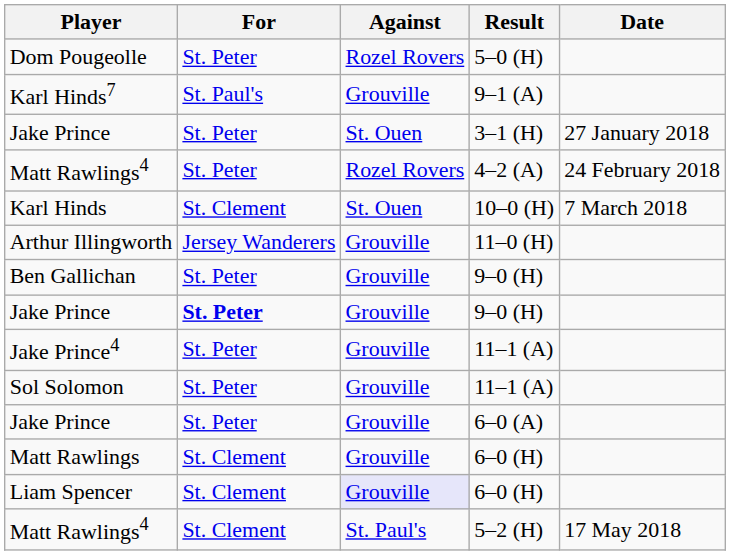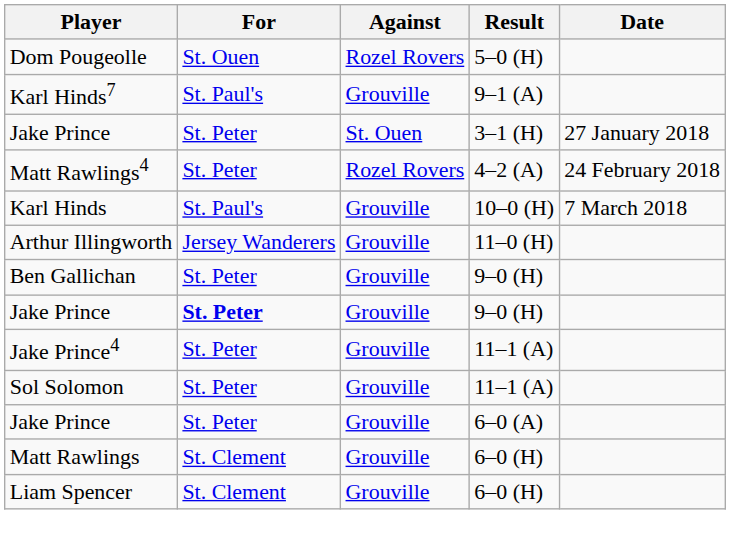(220, 56) St. Peter -> (221, 56) St. Ouen
(234, 207) St. Clement -> (223, 207) St. Paul's
(384, 207) St. Ouen -> (388, 207) Grouville
(388, 491) lavender background -> (388, 491) no background
- row: (79, 529)
